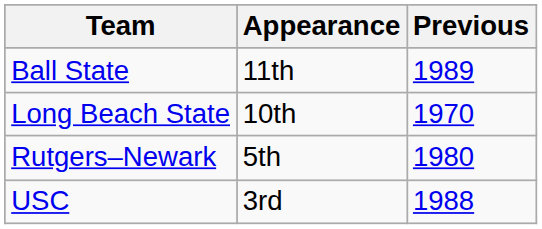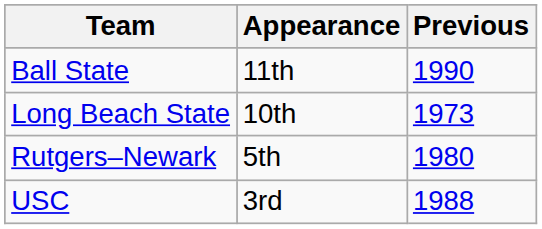(444, 69) 1989 -> (444, 69) 1990
(444, 113) 1970 -> (444, 113) 1973
